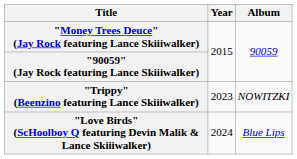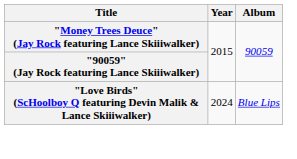- row: (106, 96)
